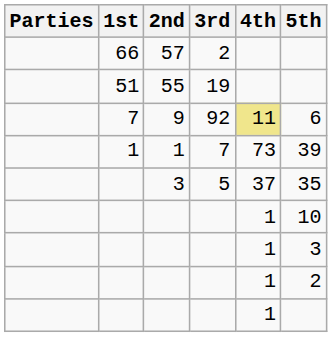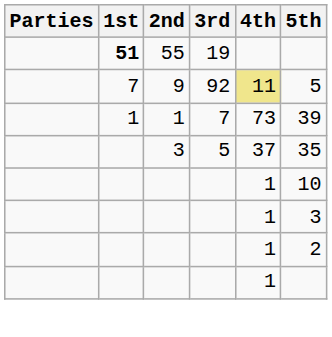- row: (173, 54)
(127, 86) normal -> (127, 54) bold
(315, 119) 6 -> (315, 86) 5
